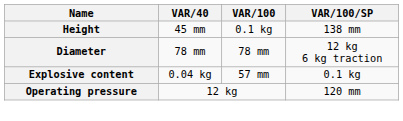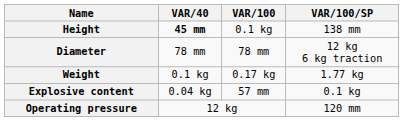(190, 30) normal -> (190, 30) bold
+ row: (81, 75)
